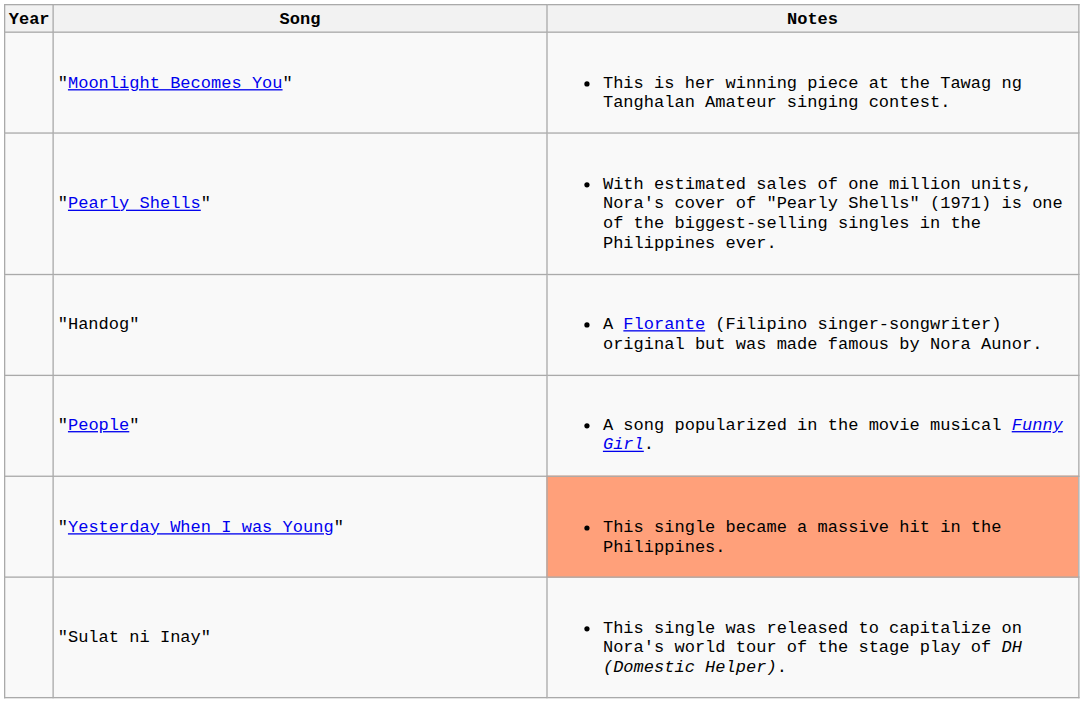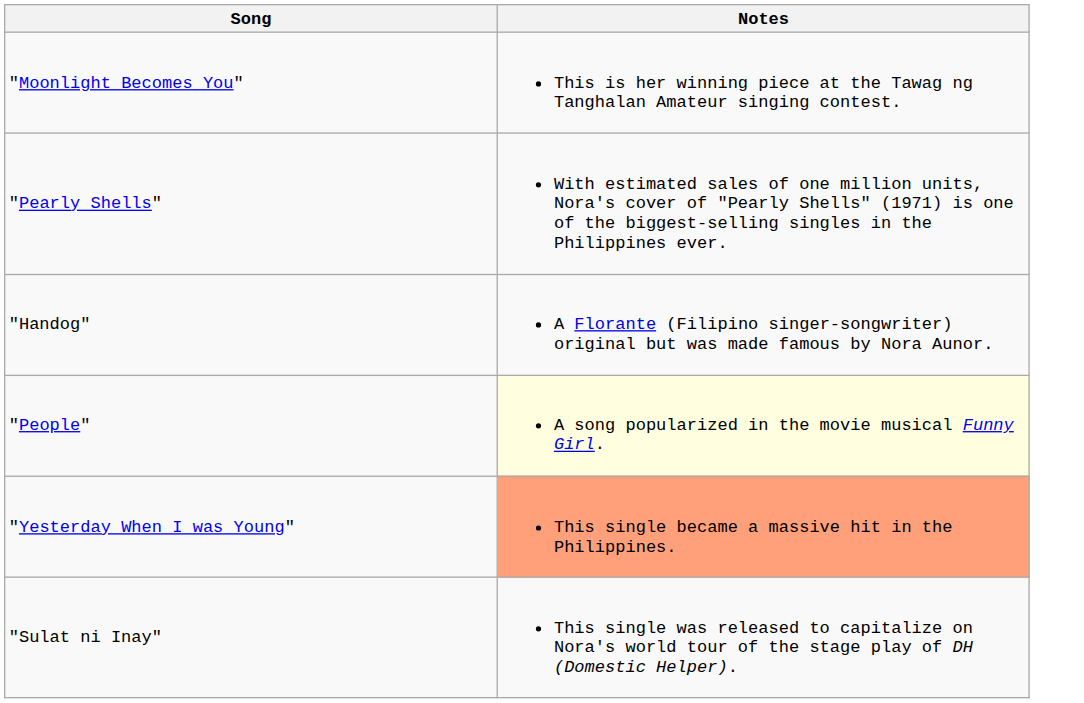- column: (29, 19)
(813, 435) no background -> (764, 435) lightyellow background
